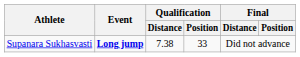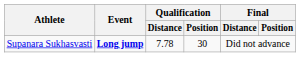(165, 44) 7.38 -> (165, 44) 7.78
(202, 44) 33 -> (202, 44) 30
